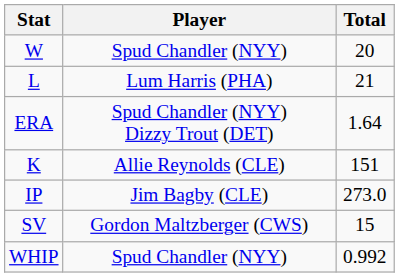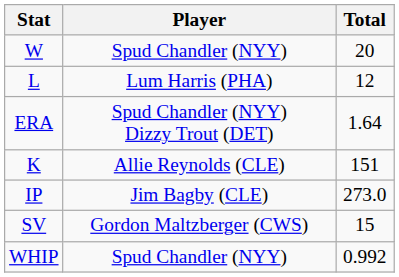(365, 81) 21 -> (365, 81) 12
